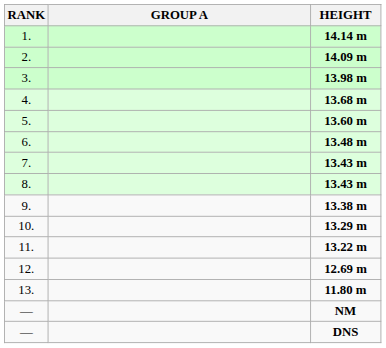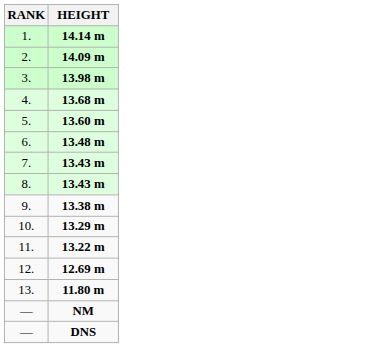- column: (179, 15)
